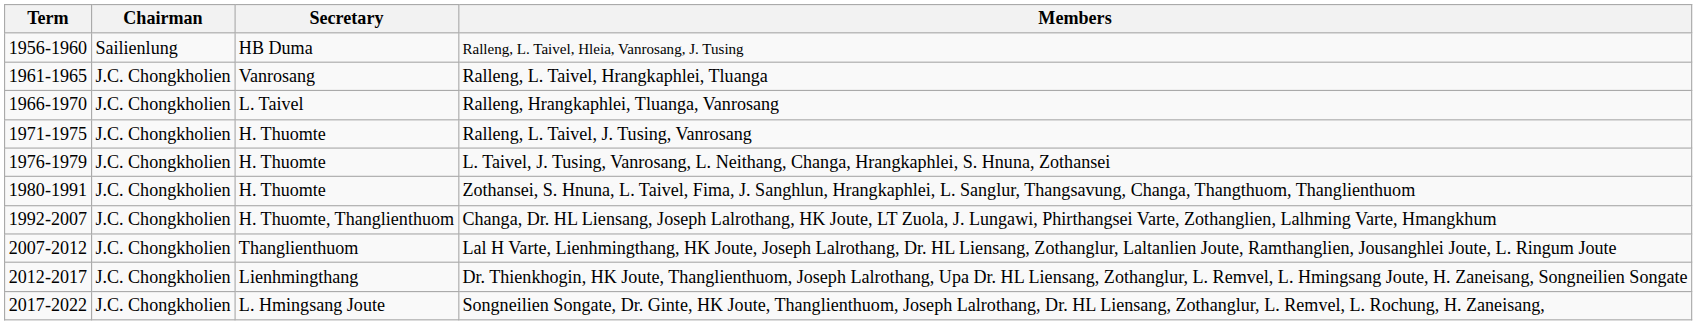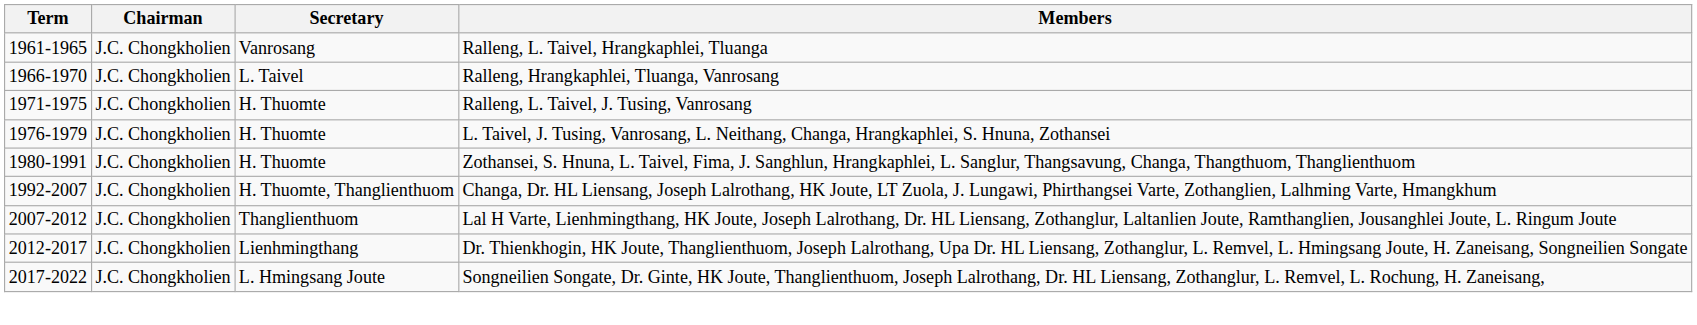- row: (603, 48)
